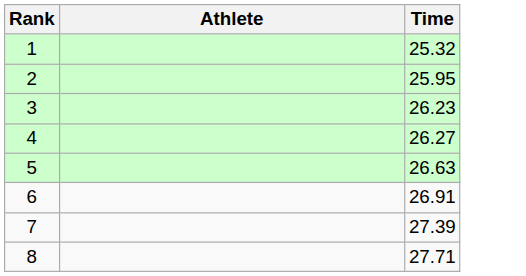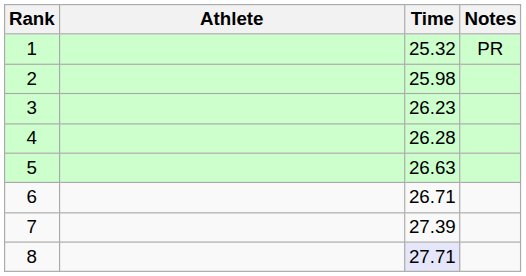+ column: (490, 19)
(432, 78) 25.95 -> (432, 78) 25.98
(432, 138) 26.27 -> (432, 138) 26.28
(432, 197) 26.91 -> (432, 197) 26.71
(432, 256) no background -> (432, 256) lavender background
